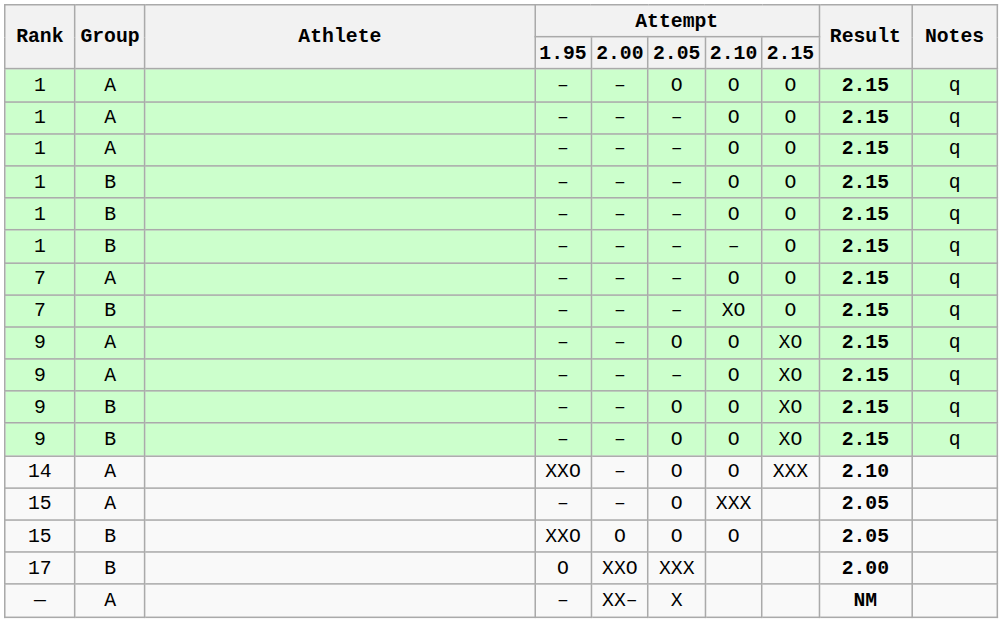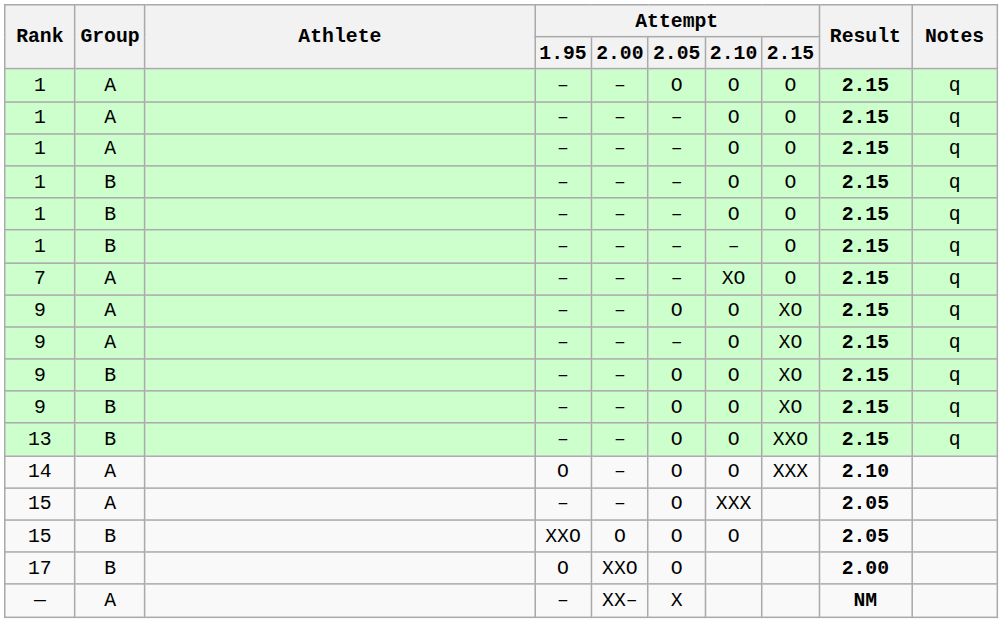(734, 279) O -> (734, 279) XO
- row: (40, 311)
+ row: (40, 440)
(563, 472) XXO -> (563, 472) O
(677, 568) XXX -> (677, 568) O
